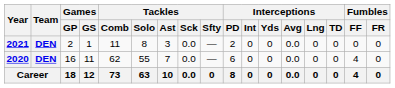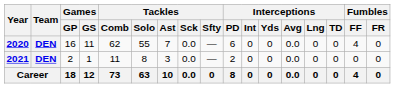rows swapped: (18, 59) <-> (18, 43)
